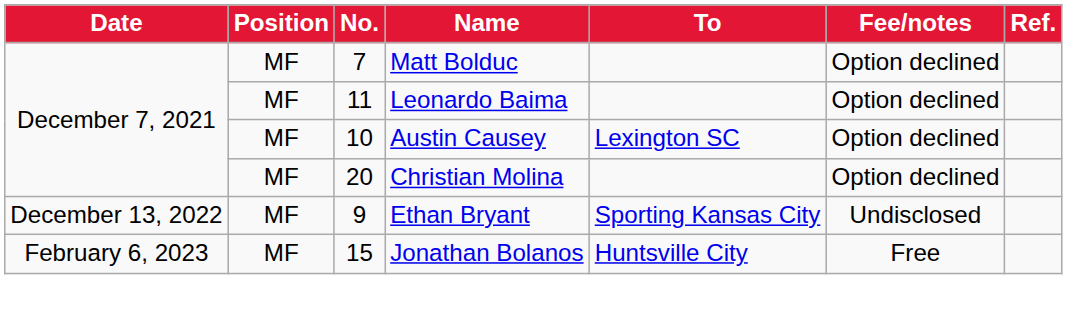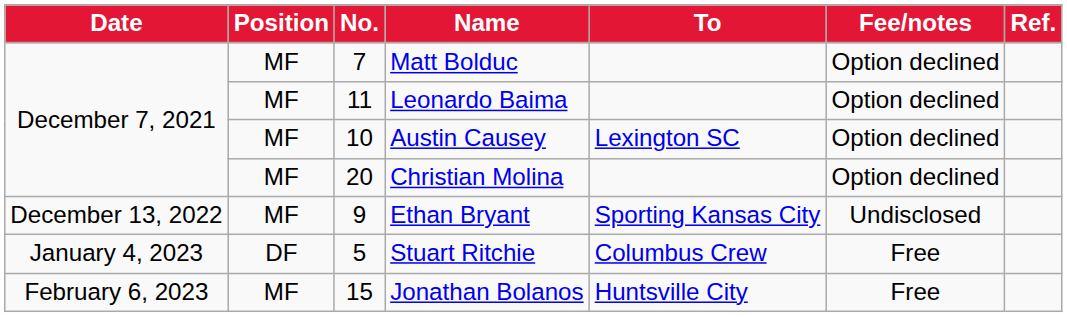+ row: (463, 253)
